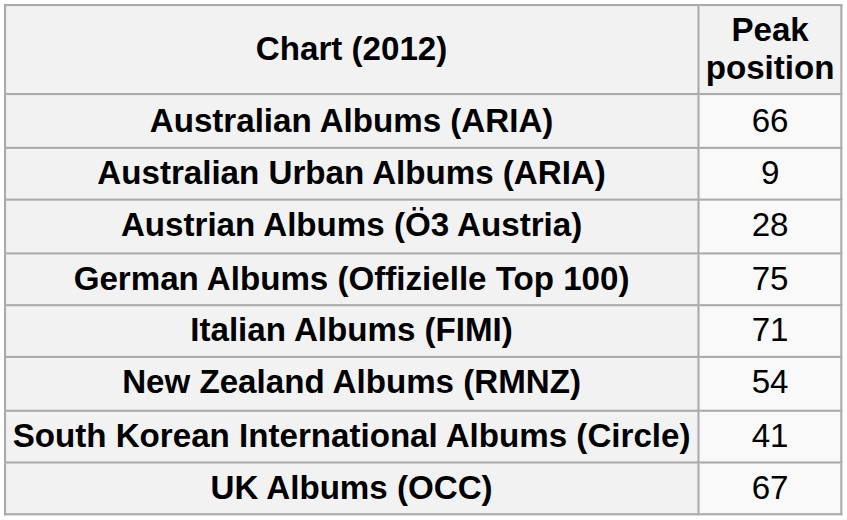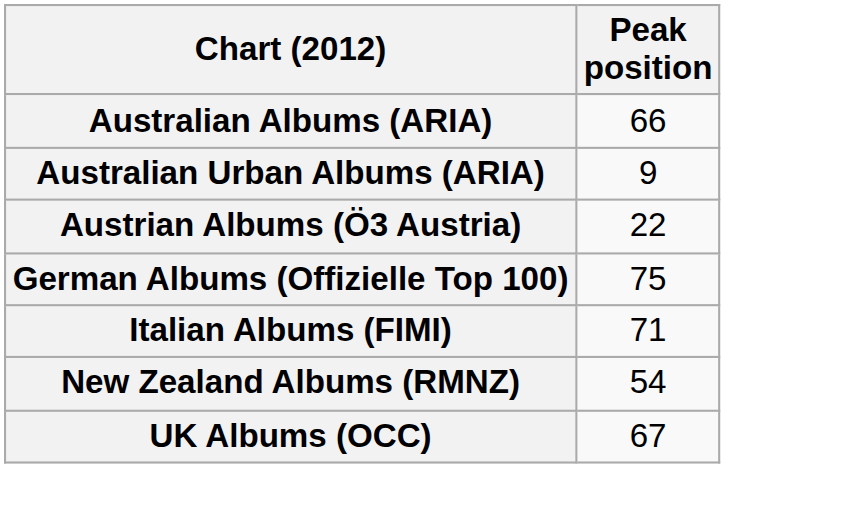(770, 225) 28 -> (648, 225) 22
- row: (352, 435)
